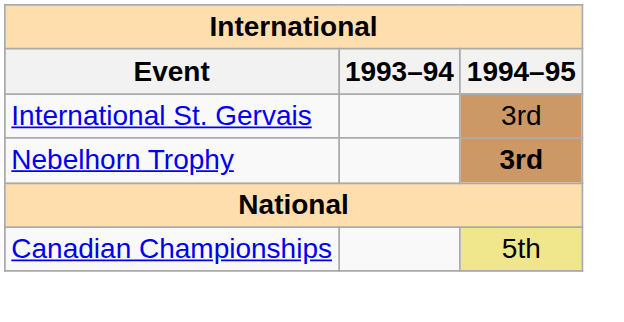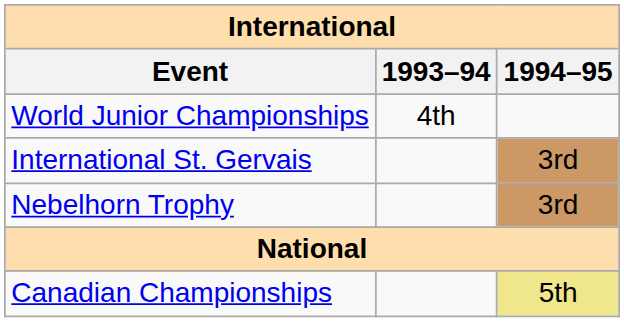+ row: (190, 115)
(521, 159) bold -> (558, 204) normal
